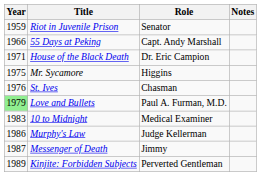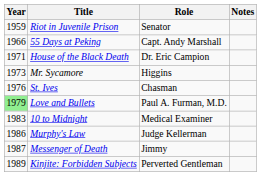(16, 73) 1975 -> (16, 73) 1973
